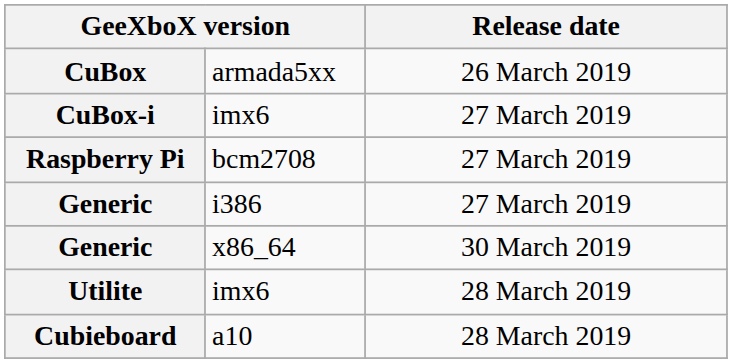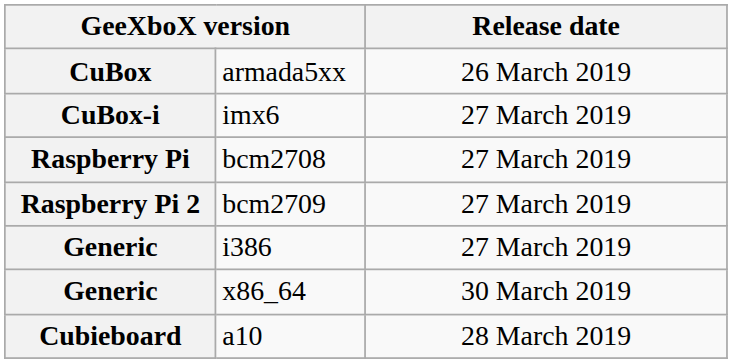+ row: (110, 203)
- row: (105, 291)
